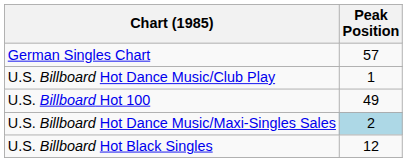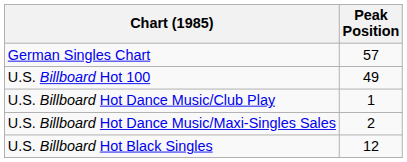rows swapped: (79, 100) <-> (141, 77)
(371, 123) lightblue background -> (371, 123) no background
